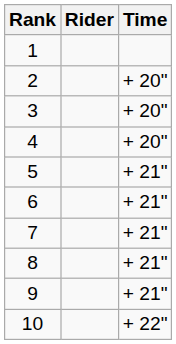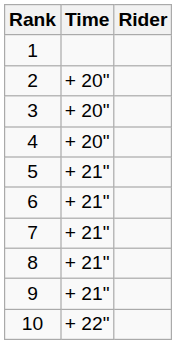columns swapped: (89, 19) <-> (145, 19)
